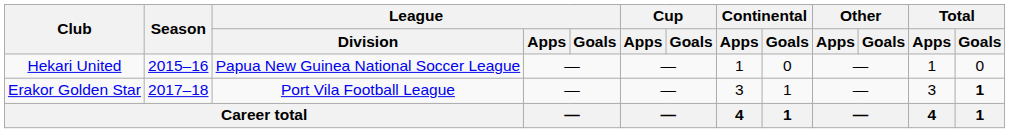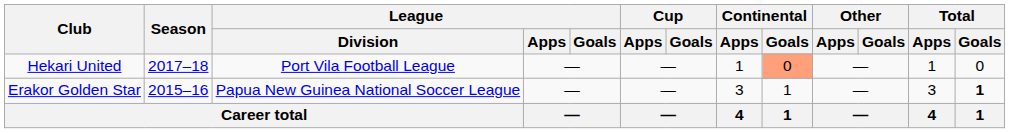(178, 66) 2015–16 -> (178, 66) 2017–18
(368, 66) Papua New Guinea National Soccer League -> (368, 66) Port Vila Football League
(787, 66) no background -> (787, 66) lightsalmon background
(178, 90) 2017–18 -> (178, 90) 2015–16
(368, 90) Port Vila Football League -> (368, 90) Papua New Guinea National Soccer League
